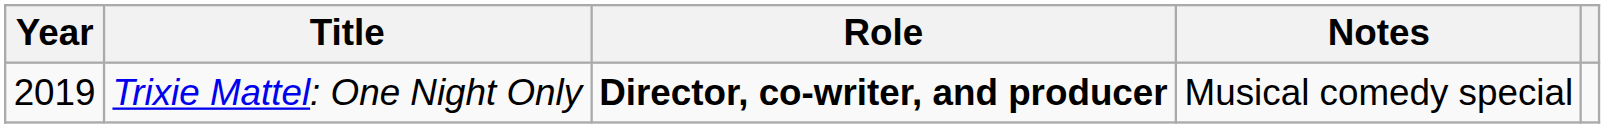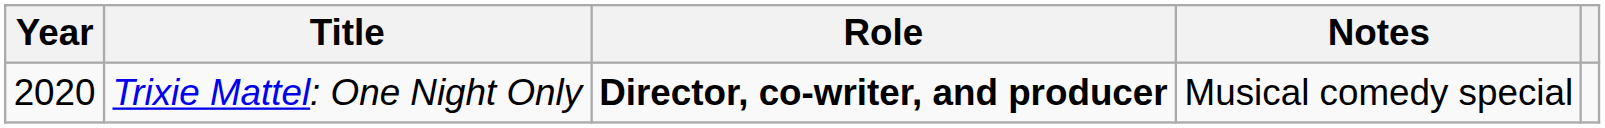(55, 92) 2019 -> (55, 92) 2020
